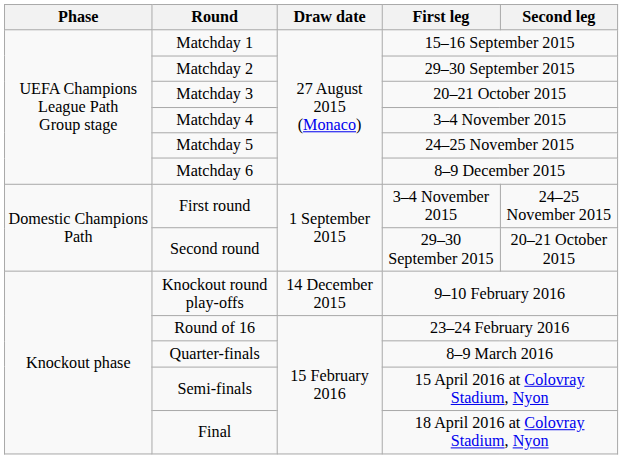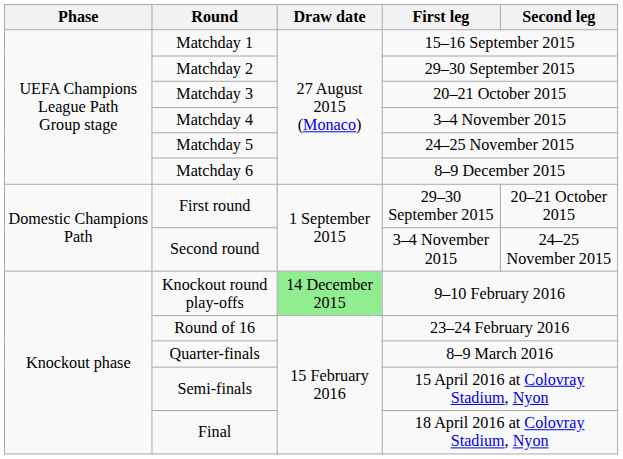(441, 205) 3–4 November 2015 -> (441, 205) 29–30 September 2015
(559, 205) 24–25 November 2015 -> (559, 205) 20–21 October 2015
(441, 249) 29–30 September 2015 -> (441, 249) 3–4 November 2015
(559, 249) 20–21 October 2015 -> (559, 249) 24–25 November 2015
(330, 293) no background -> (330, 293) lightgreen background
